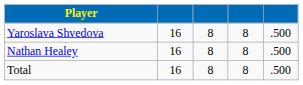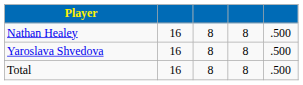rows swapped: (42, 51) <-> (55, 32)
